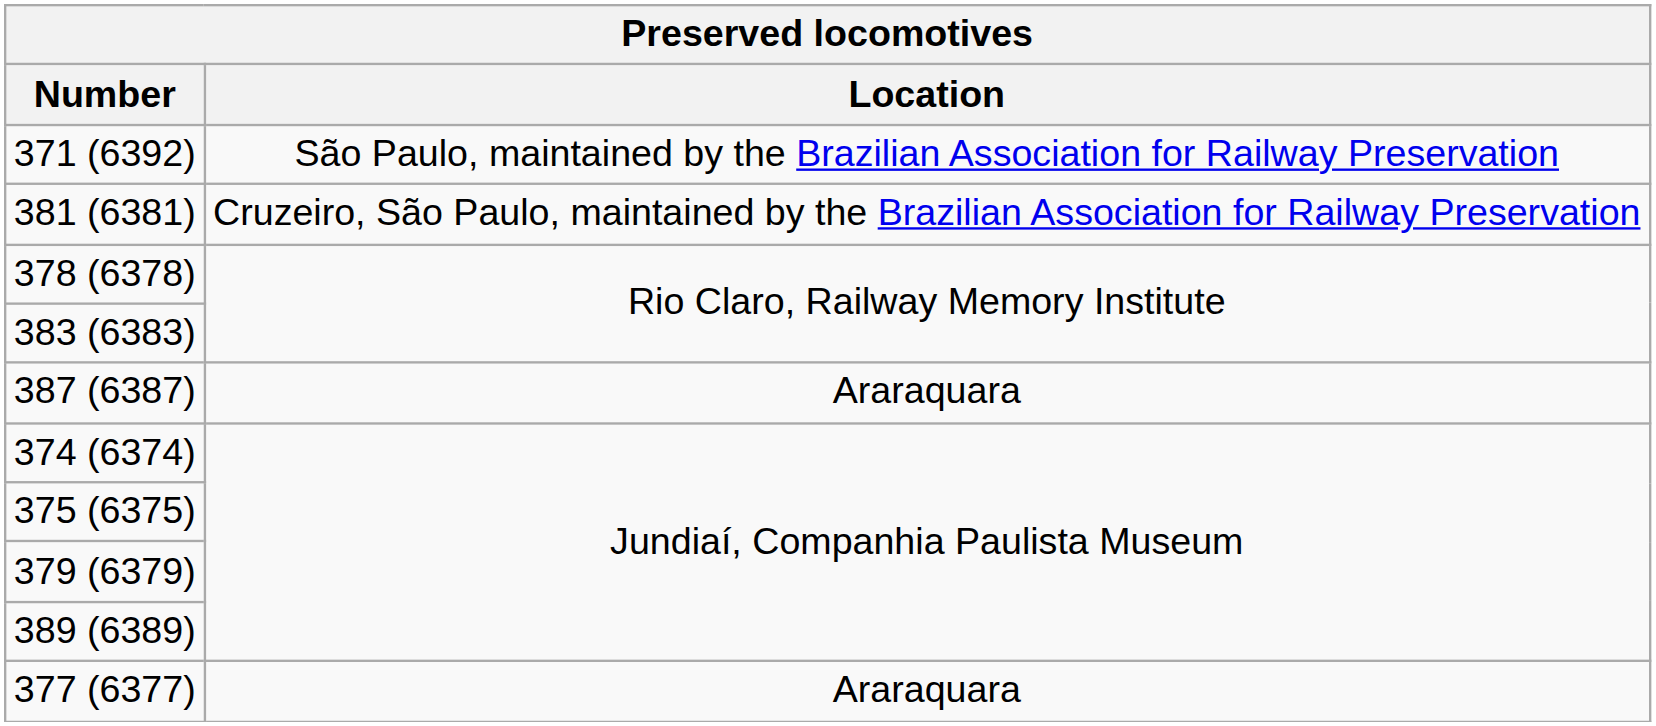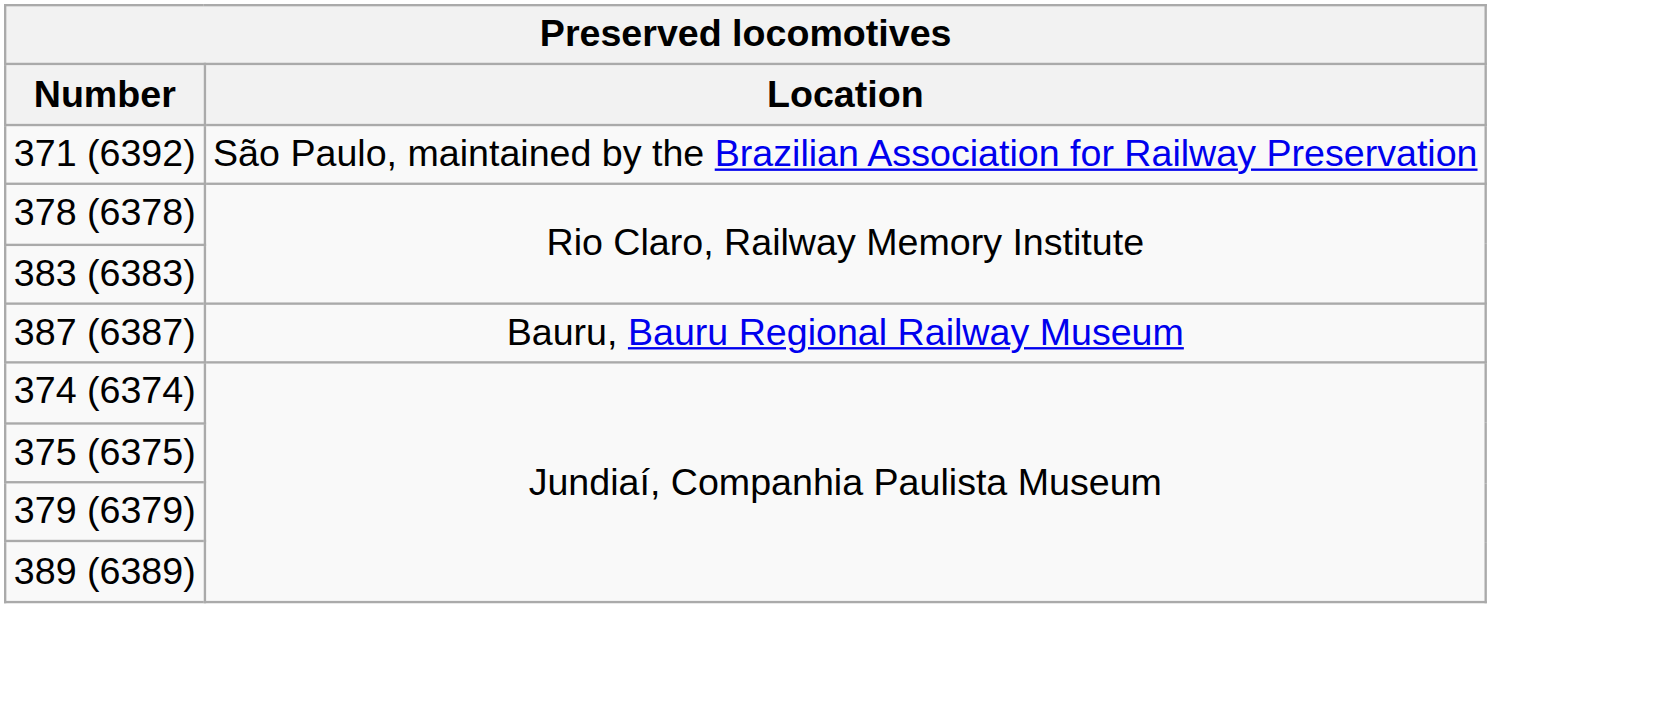- row: (105, 213)
(927, 392) Araraquara -> (845, 332) Bauru, Bauru Regional Railway Museum
- row: (105, 690)
